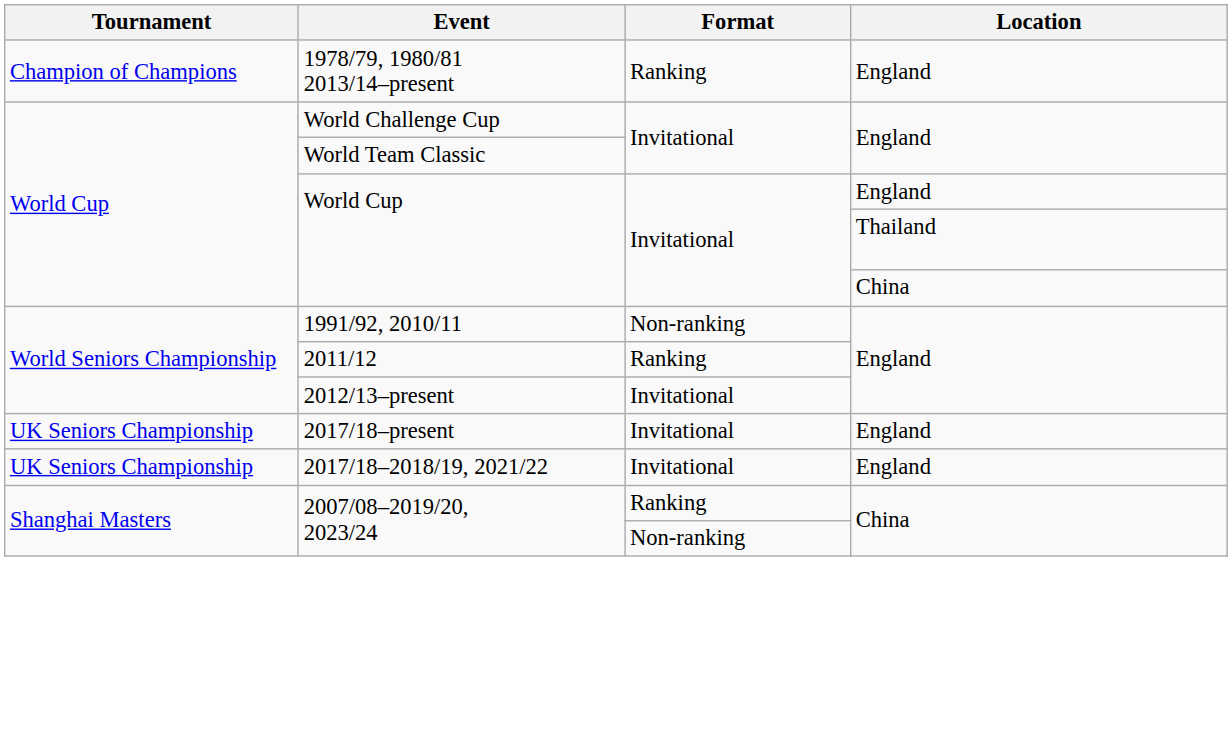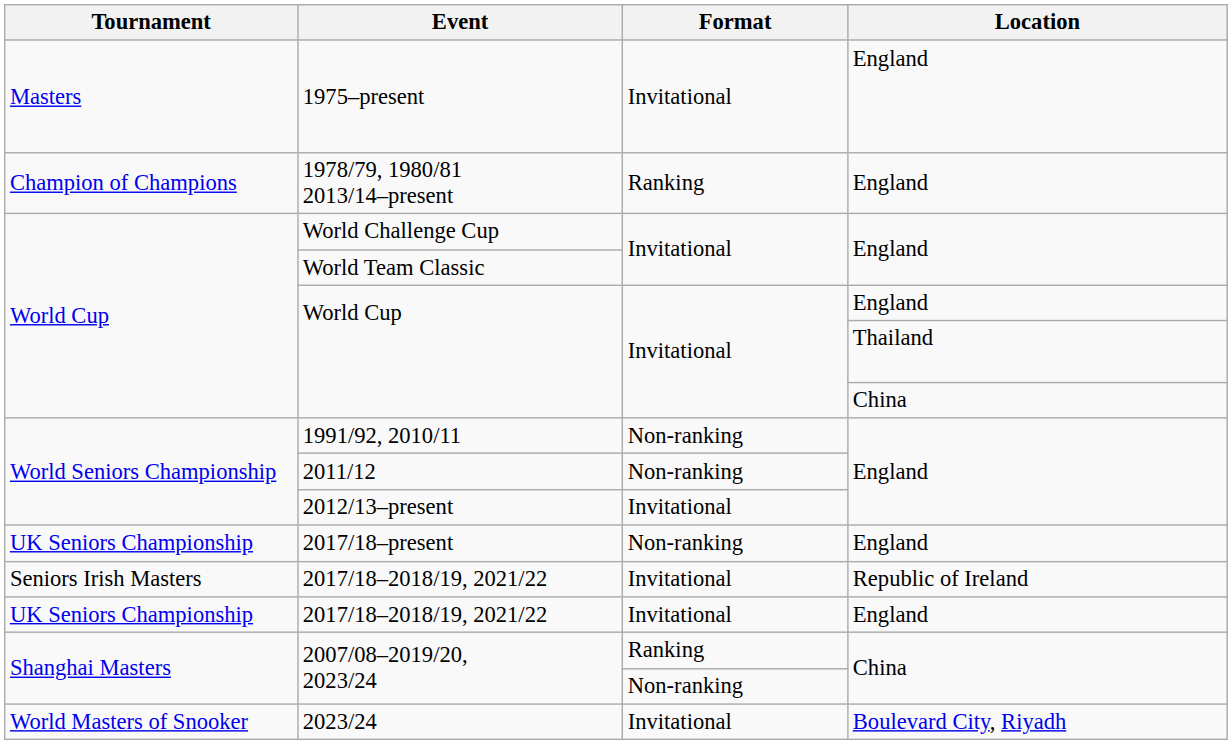+ row: (364, 96)
(668, 359) Ranking -> (685, 471) Non-ranking
(682, 430) Invitational -> (685, 542) Non-ranking
+ row: (425, 578)
+ row: (340, 721)
